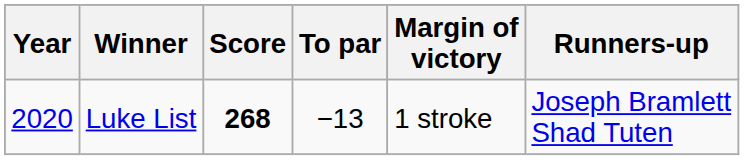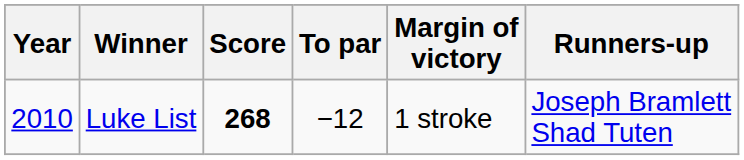(42, 117) 2020 -> (42, 117) 2010
(340, 117) −13 -> (340, 117) −12
